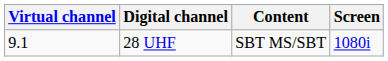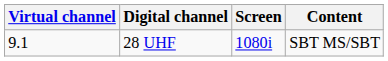columns swapped: (357, 17) <-> (281, 17)
